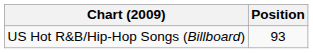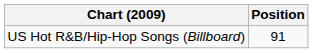(278, 36) 93 -> (278, 36) 91
